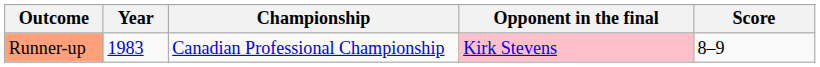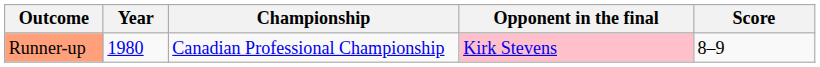(126, 47) 1983 -> (126, 47) 1980
